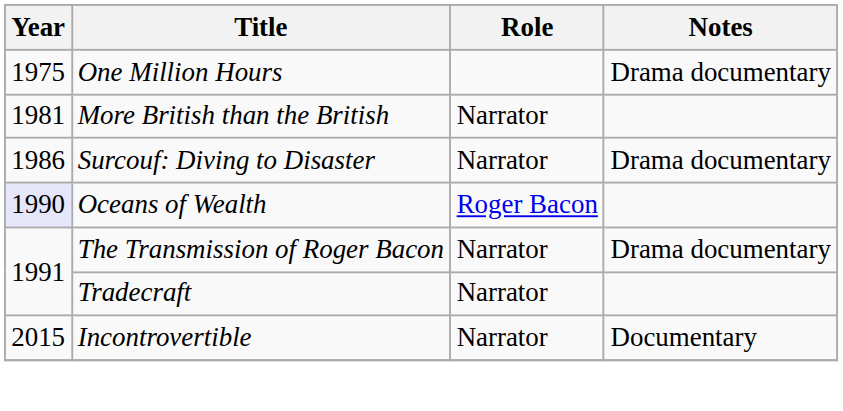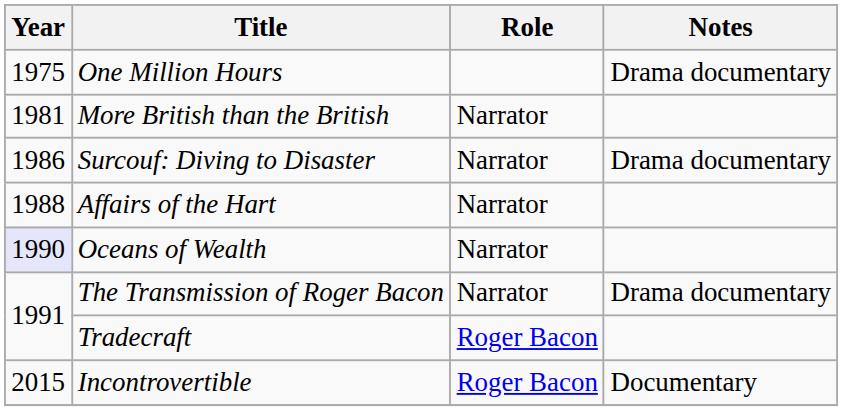+ row: (177, 204)
(527, 204) Roger Bacon -> (502, 249) Narrator
(502, 293) Narrator -> (527, 337) Roger Bacon
(502, 337) Narrator -> (527, 382) Roger Bacon
